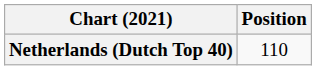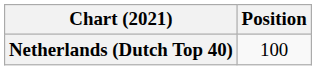(274, 49) 110 -> (274, 49) 100
